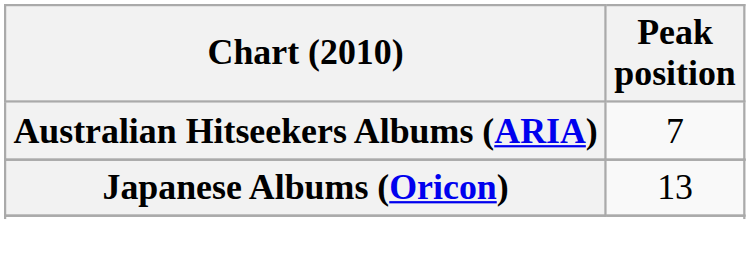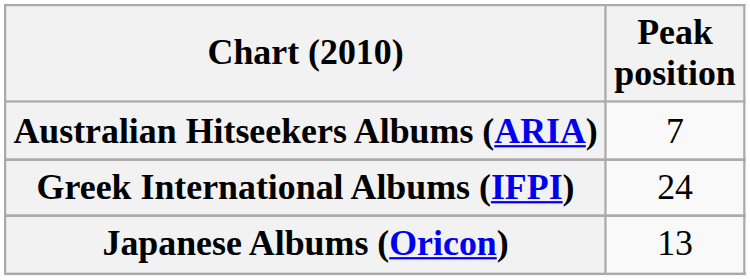+ row: (306, 186)
